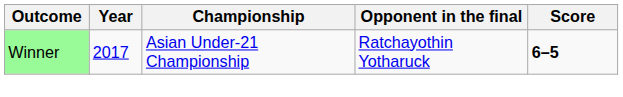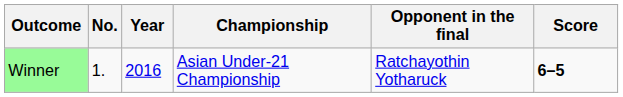+ column: (105, 26)
(111, 52) 2017 -> (143, 70) 2016
